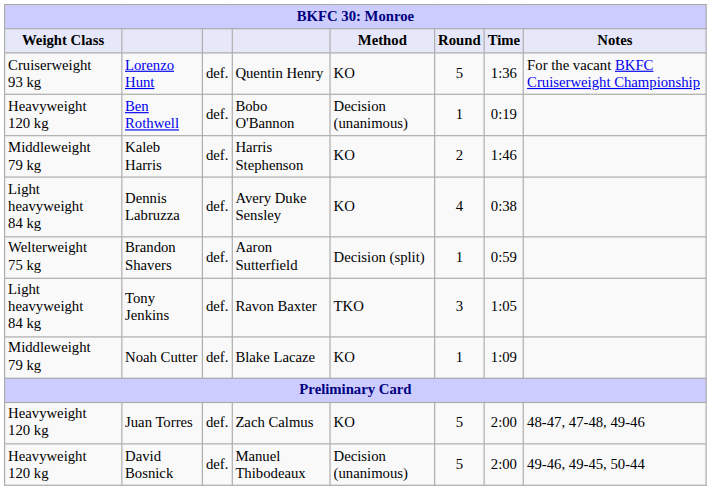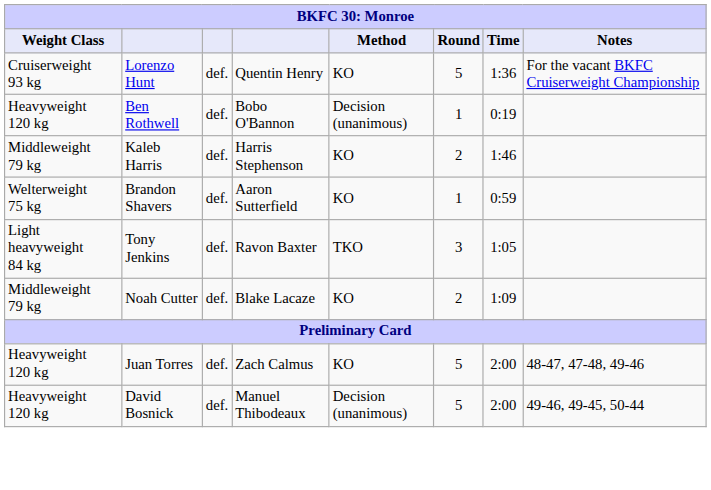- row: (152, 206)
(379, 256) Decision (split) -> (343, 198) KO
(459, 357) 1 -> (459, 298) 2
